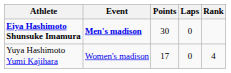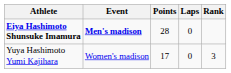(165, 31) 30 -> (165, 31) 28
(213, 56) 4 -> (213, 56) 3
